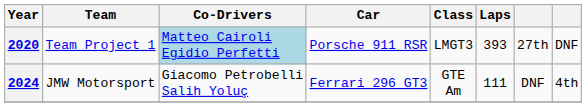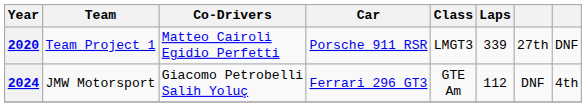(221, 45) lightblue background -> (221, 45) no background
(495, 45) 393 -> (495, 45) 339
(495, 83) 111 -> (495, 83) 112
